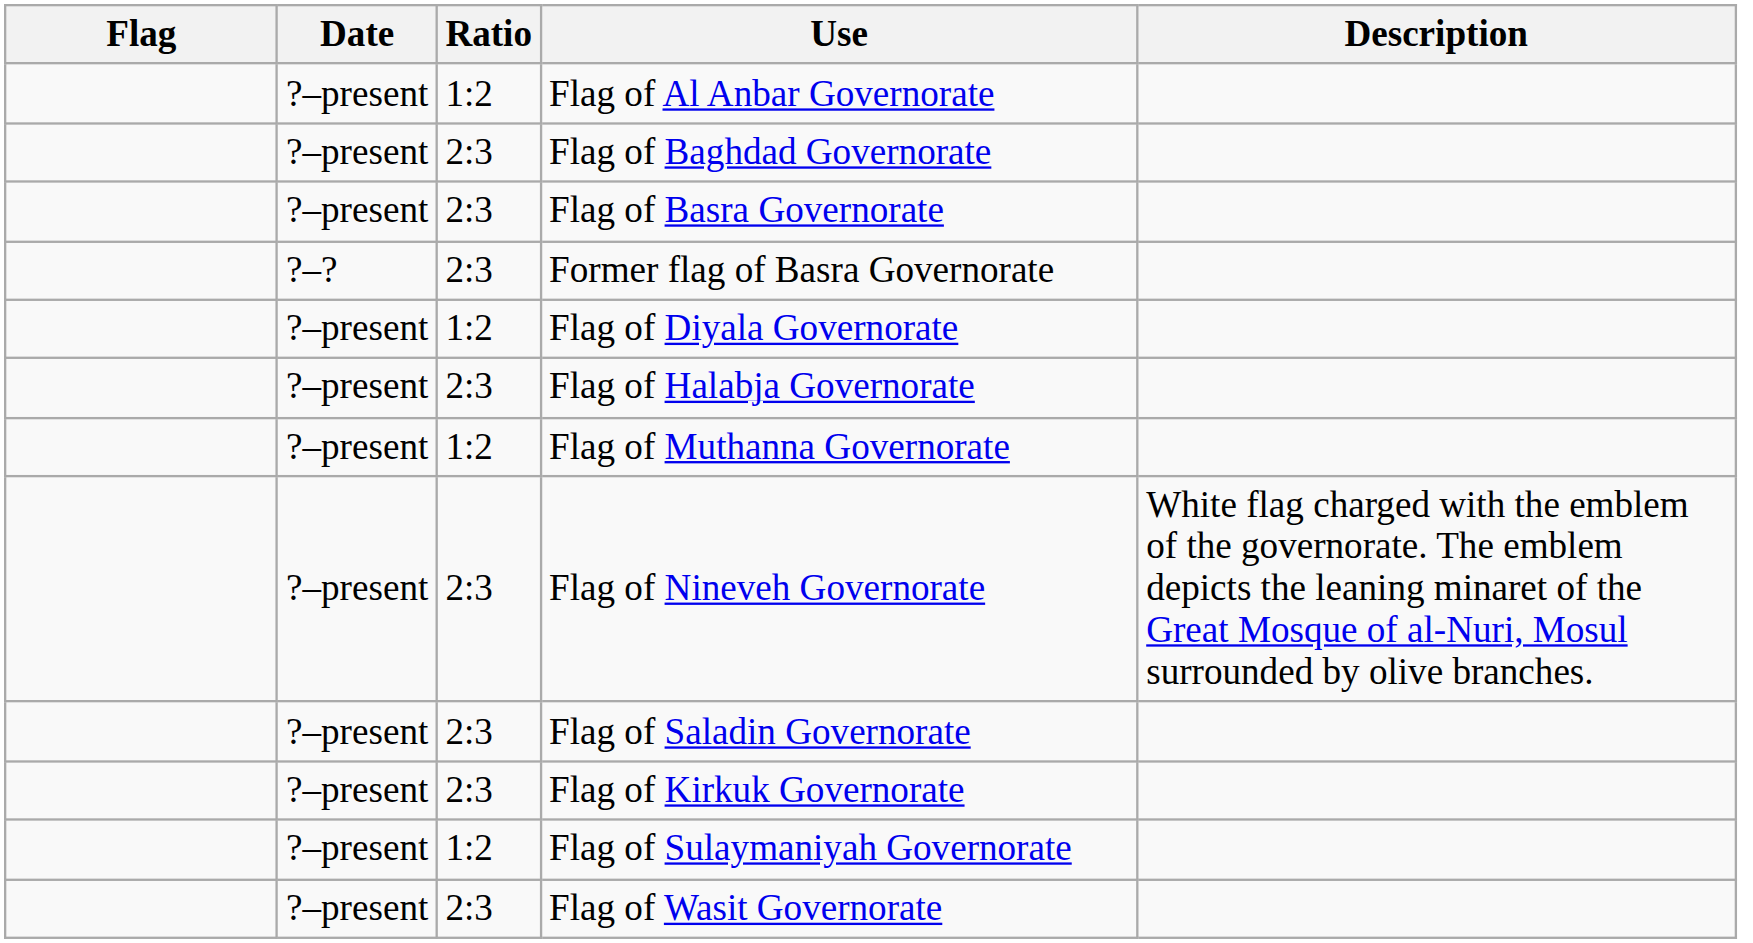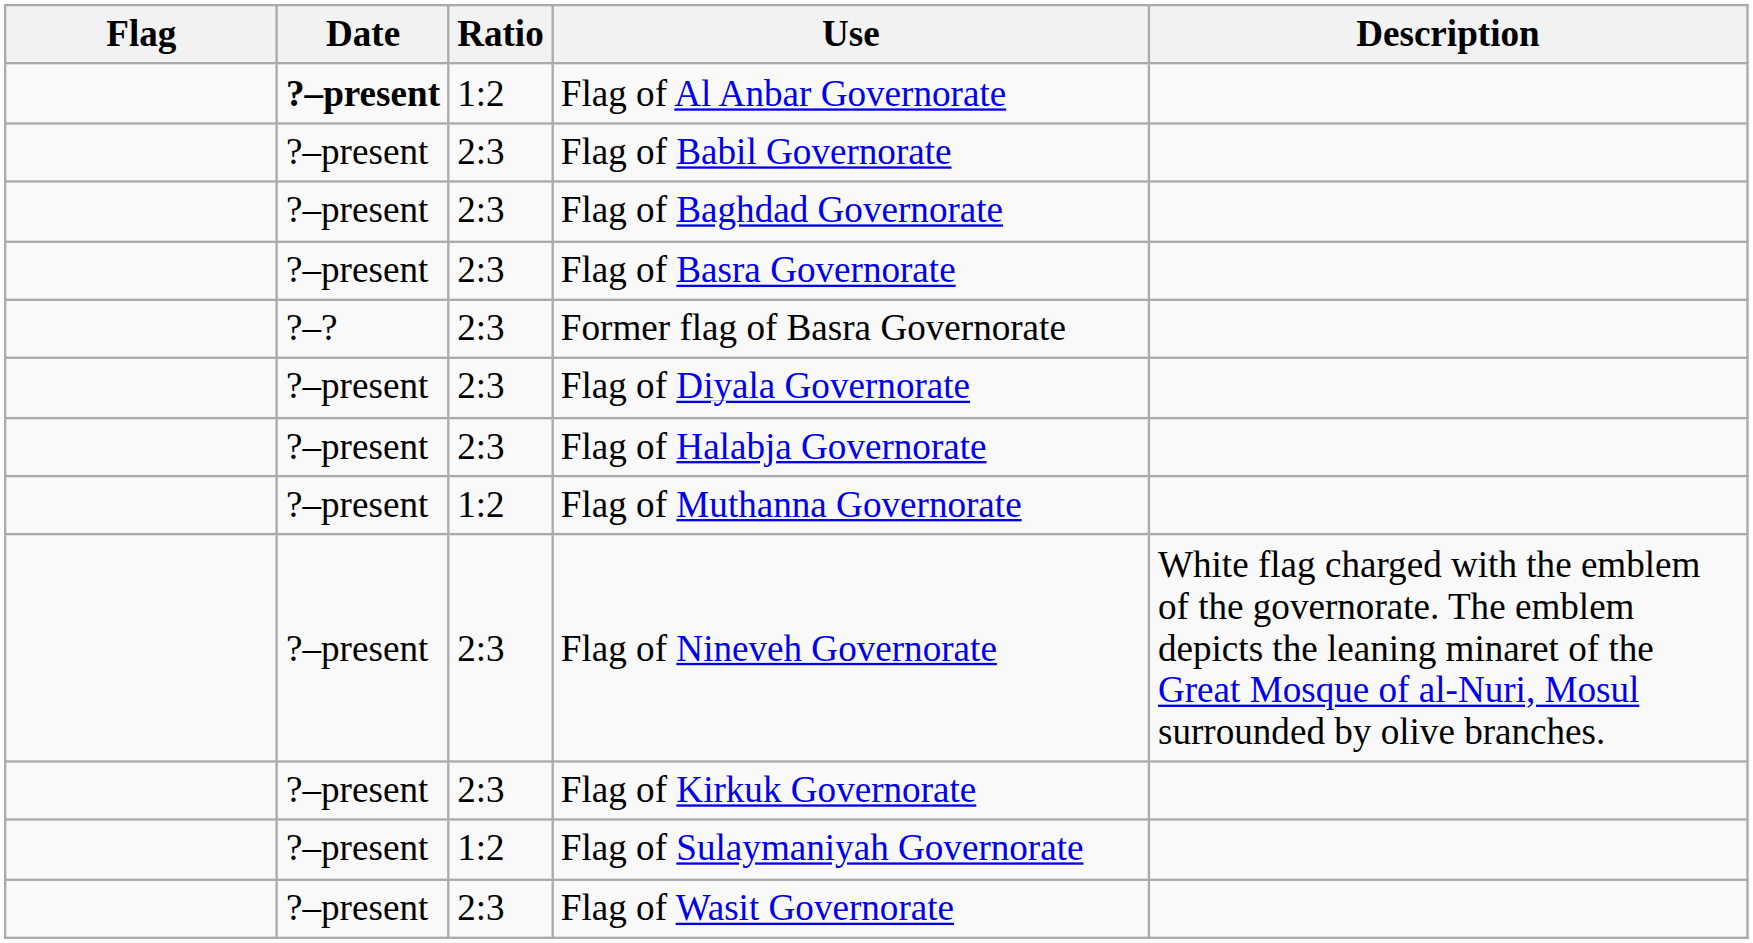(357, 92) normal -> (363, 92) bold
+ row: (756, 151)
(469, 328) 1:2 -> (481, 387) 2:3
- row: (760, 730)
